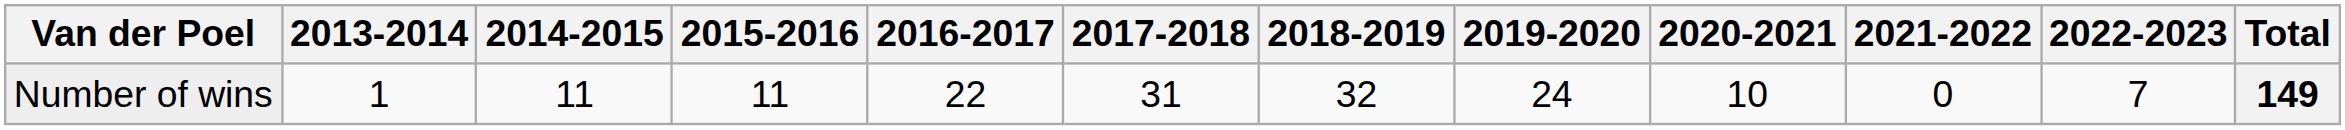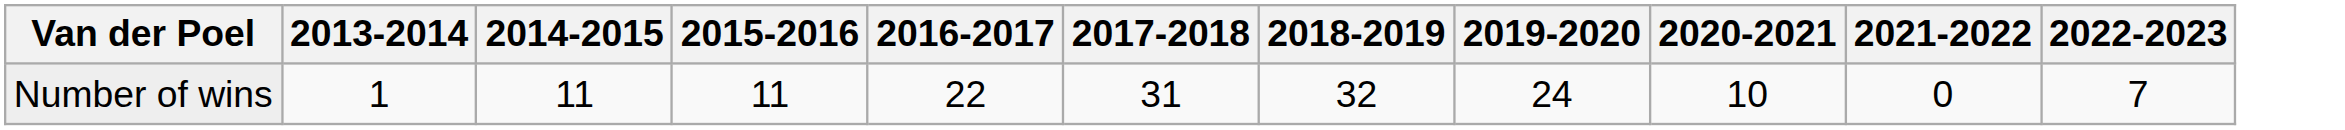- column: (2288, 34)
